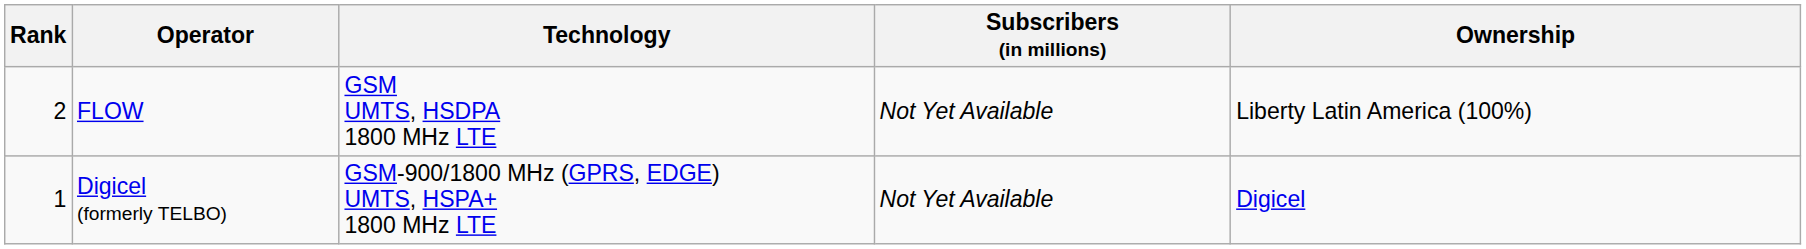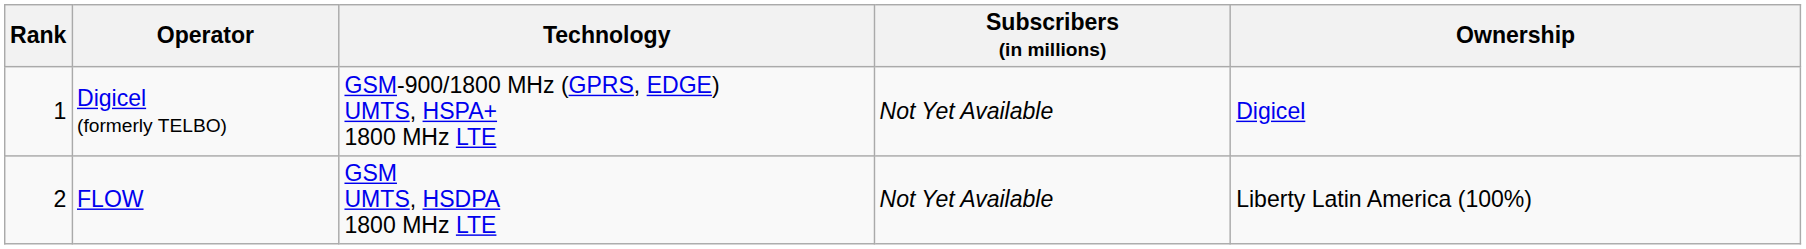rows swapped: (152, 199) <-> (110, 111)
